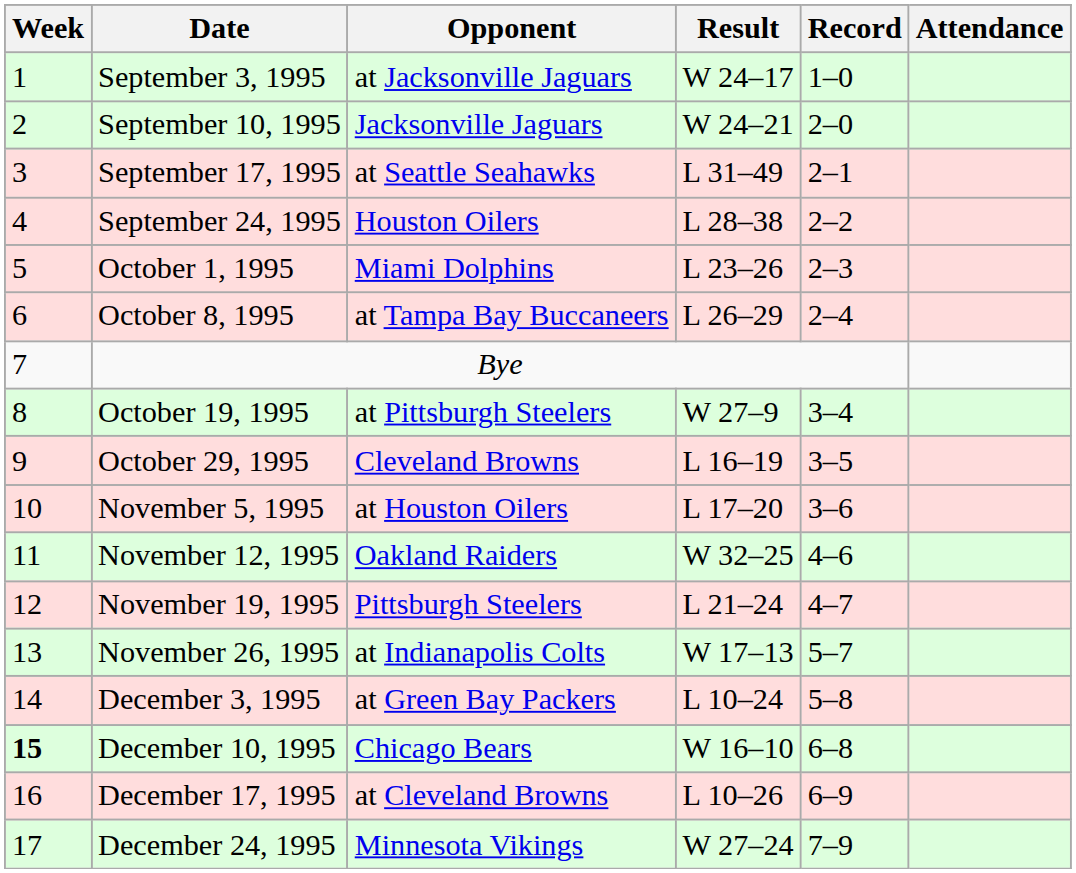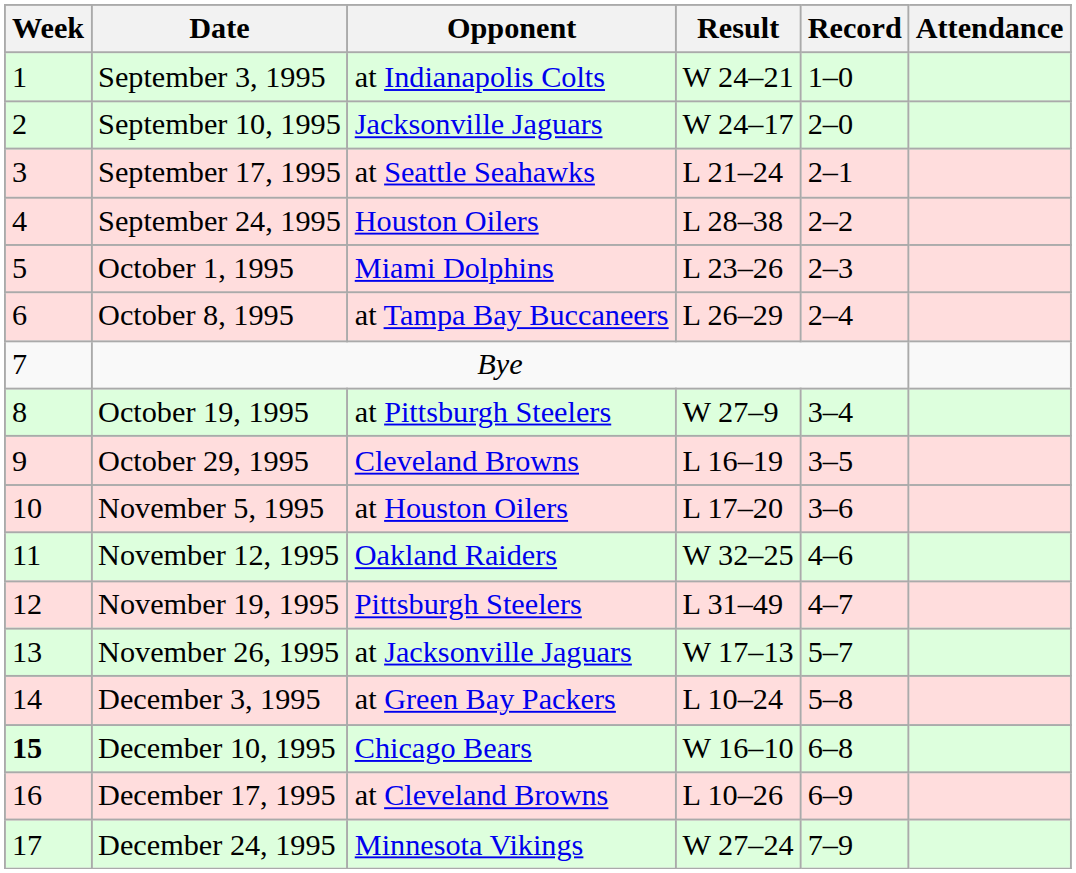(493, 76) at Jacksonville Jaguars -> (480, 76) at Indianapolis Colts
(738, 76) W 24–17 -> (738, 76) W 24–21
(738, 124) W 24–21 -> (738, 124) W 24–17
(733, 172) L 31–49 -> (733, 172) L 21–24
(733, 603) L 21–24 -> (733, 603) L 31–49
(480, 651) at Indianapolis Colts -> (493, 651) at Jacksonville Jaguars
